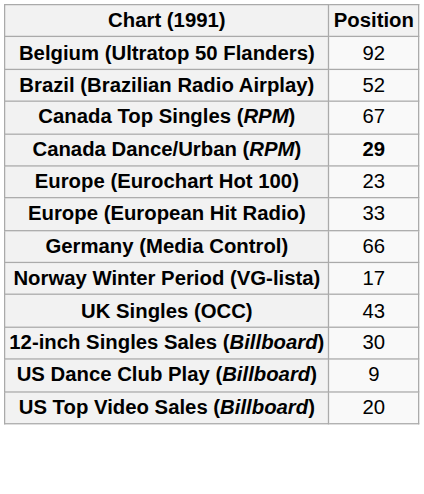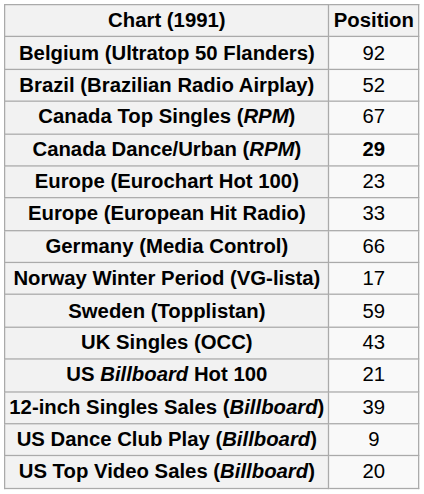+ row: (167, 310)
+ row: (167, 375)
(374, 342) 30 -> (374, 407) 39
